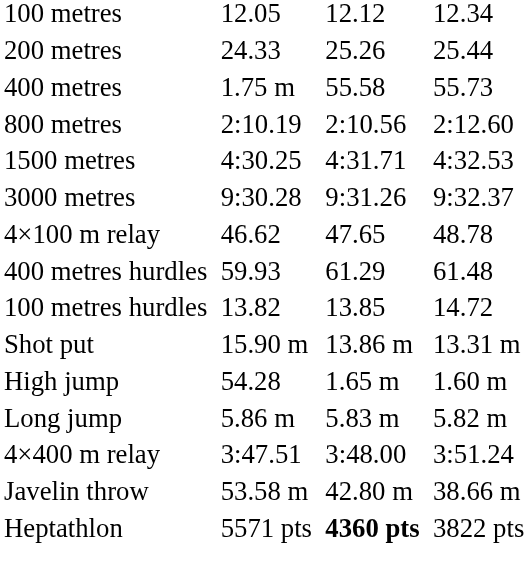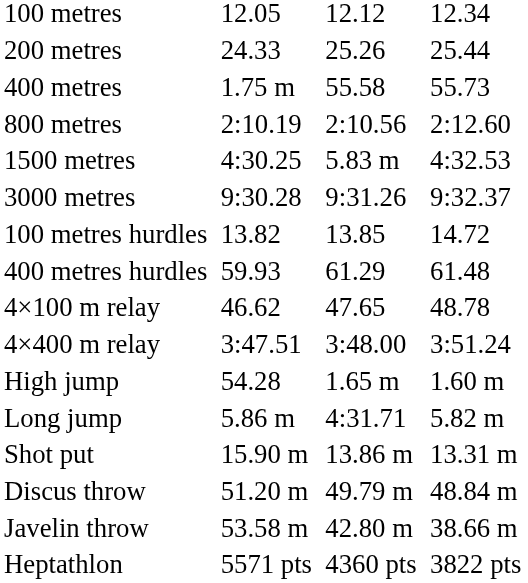(366, 160) 4:31.71 -> (362, 160) 5.83 m
rows swapped: (106, 307) <-> (82, 234)
rows swapped: (82, 454) <-> (49, 344)
(362, 417) 5.83 m -> (366, 417) 4:31.71
+ row: (75, 491)
(372, 528) bold -> (371, 564) normal
